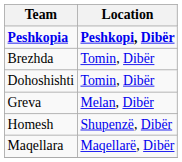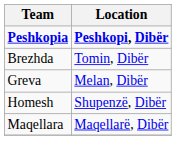- row: (41, 80)
